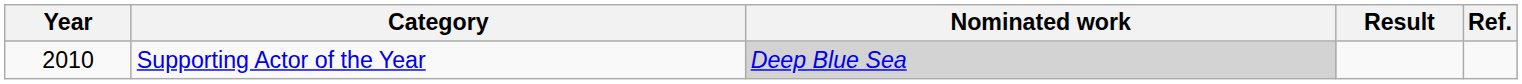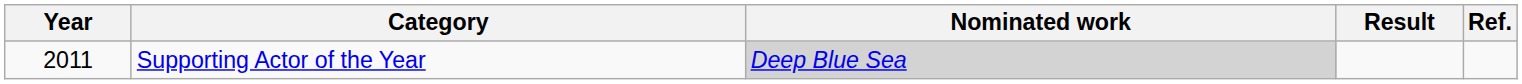(68, 59) 2010 -> (68, 59) 2011
